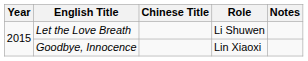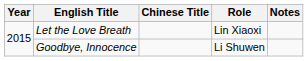(239, 30) Li Shuwen -> (238, 30) Lin Xiaoxi
(238, 47) Lin Xiaoxi -> (239, 47) Li Shuwen
